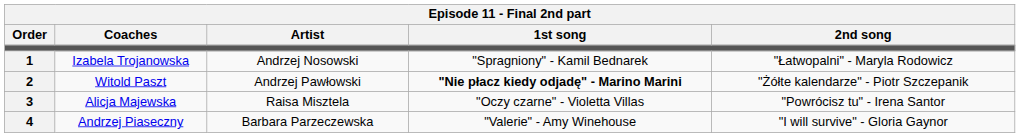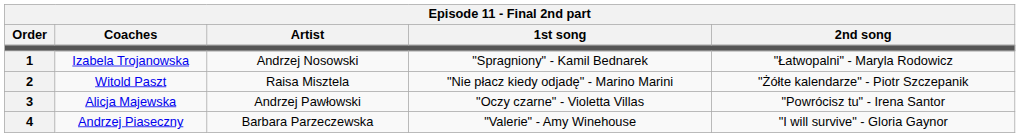(307, 81) Andrzej Pawłowski -> (308, 81) Raisa Misztela
(560, 81) bold -> (560, 81) normal
(308, 101) Raisa Misztela -> (307, 101) Andrzej Pawłowski
